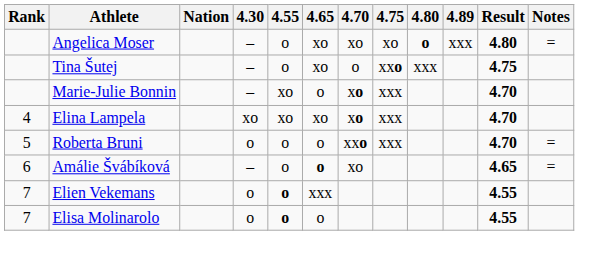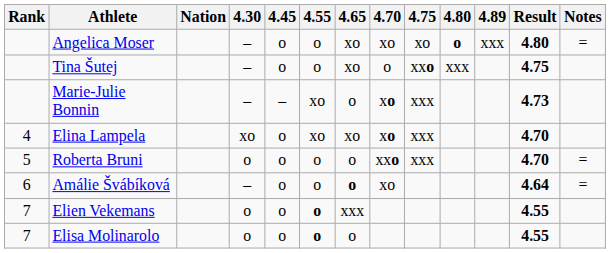+ column: (282, 17)
(503, 92) 4.70 -> (535, 101) 4.73
(503, 167) 4.65 -> (535, 185) 4.64
